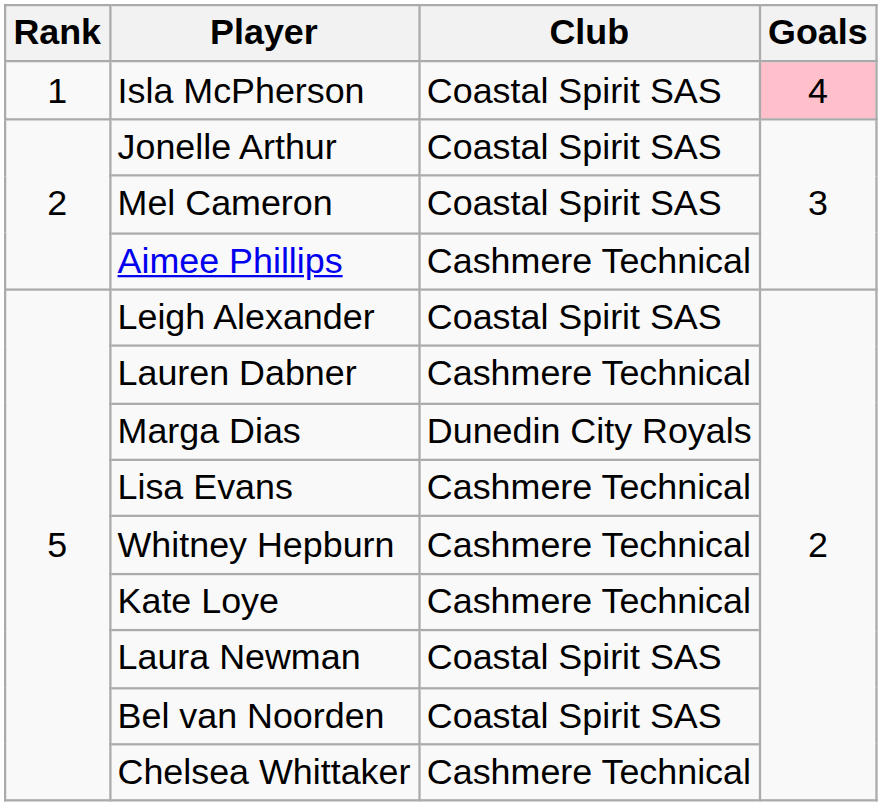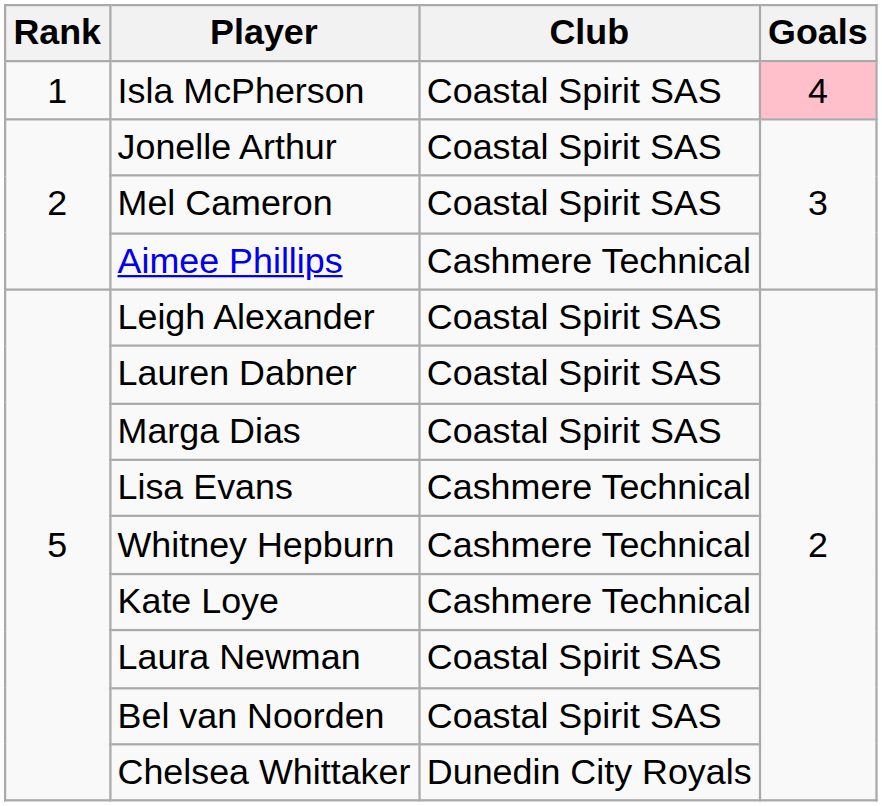(589, 373) Cashmere Technical -> (574, 373) Coastal Spirit SAS
(589, 430) Dunedin City Royals -> (574, 430) Coastal Spirit SAS
(589, 771) Cashmere Technical -> (589, 771) Dunedin City Royals
